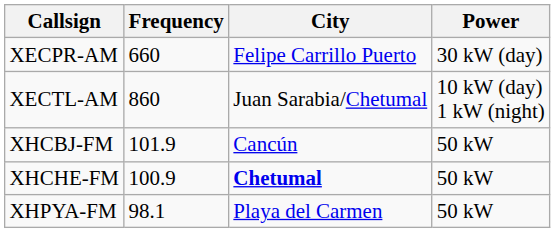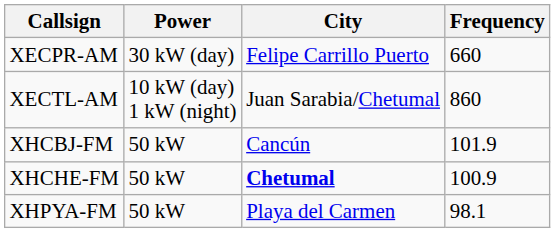columns swapped: (176, 21) <-> (491, 21)
